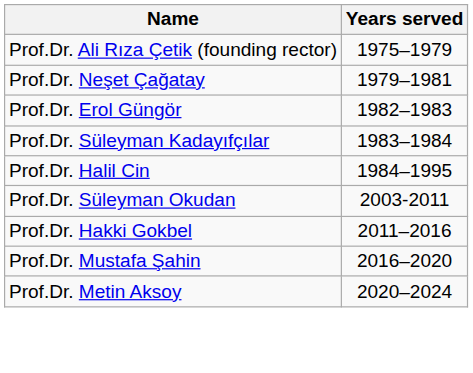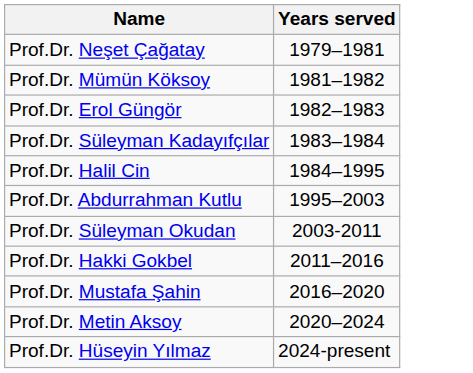- row: (173, 49)
+ row: (110, 79)
+ row: (125, 200)
+ row: (110, 351)
